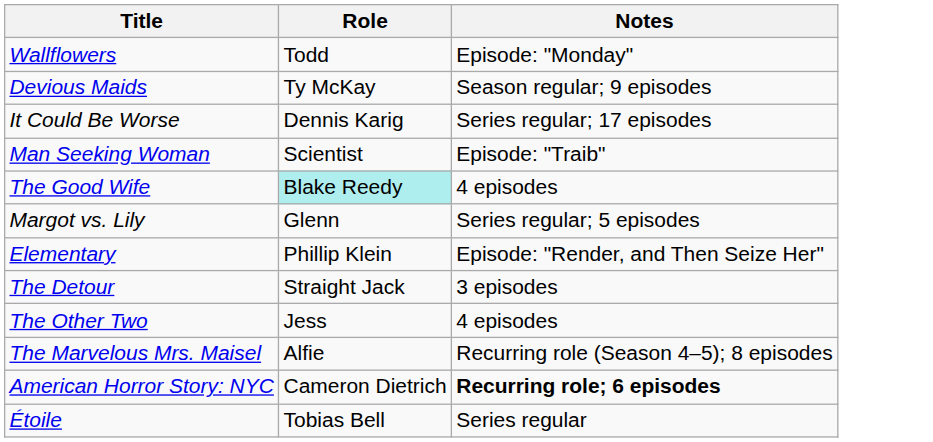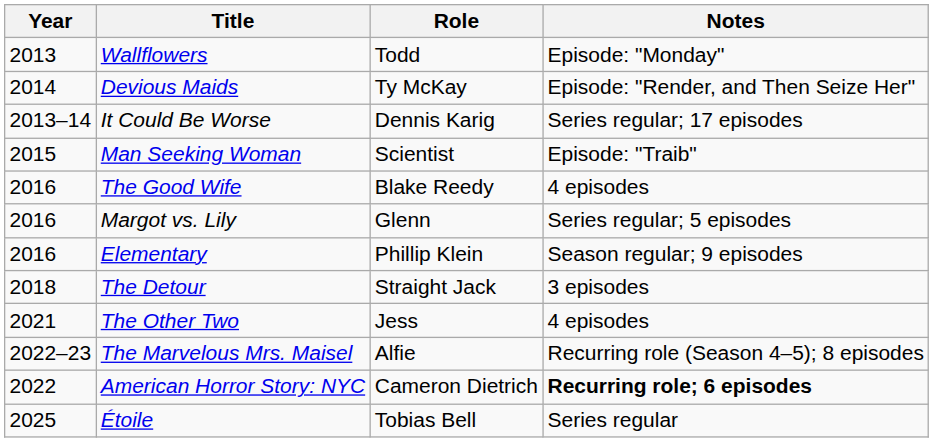+ column: (50, 21)
(584, 87) Season regular; 9 episodes -> (731, 87) Episode: "Render, and Then Seize Her"
(343, 187) paleturquoise background -> (434, 187) no background
(640, 253) Episode: "Render, and Then Seize Her" -> (675, 253) Season regular; 9 episodes
